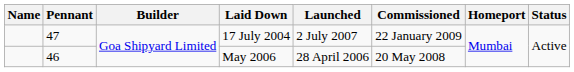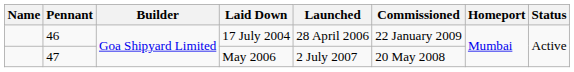(53, 35) 47 -> (53, 35) 46
(327, 35) 2 July 2007 -> (333, 35) 28 April 2006
(53, 56) 46 -> (53, 56) 47
(333, 56) 28 April 2006 -> (327, 56) 2 July 2007
